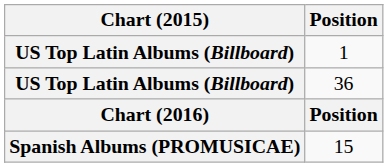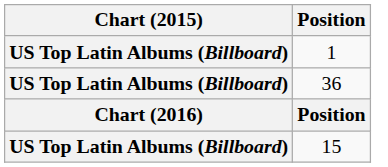(155, 146) Spanish Albums (PROMUSICAE) -> (149, 146) US Top Latin Albums (Billboard)
